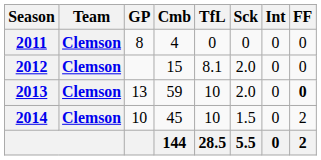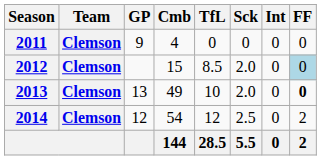(139, 42) 8 -> (139, 42) 9
(212, 67) 8.1 -> (212, 67) 8.5
(303, 67) no background -> (303, 67) lightblue background
(174, 92) 59 -> (174, 92) 49
(139, 117) 10 -> (139, 117) 12
(174, 117) 45 -> (174, 117) 54
(212, 117) 10 -> (212, 117) 12
(246, 117) 1.5 -> (246, 117) 2.5
